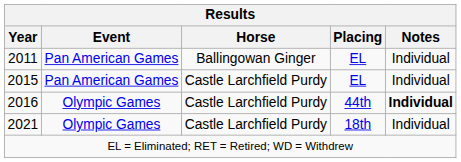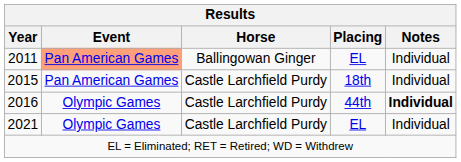(111, 59) no background -> (111, 59) lightsalmon background
(358, 80) EL -> (358, 80) 18th
(358, 124) 18th -> (358, 124) EL
